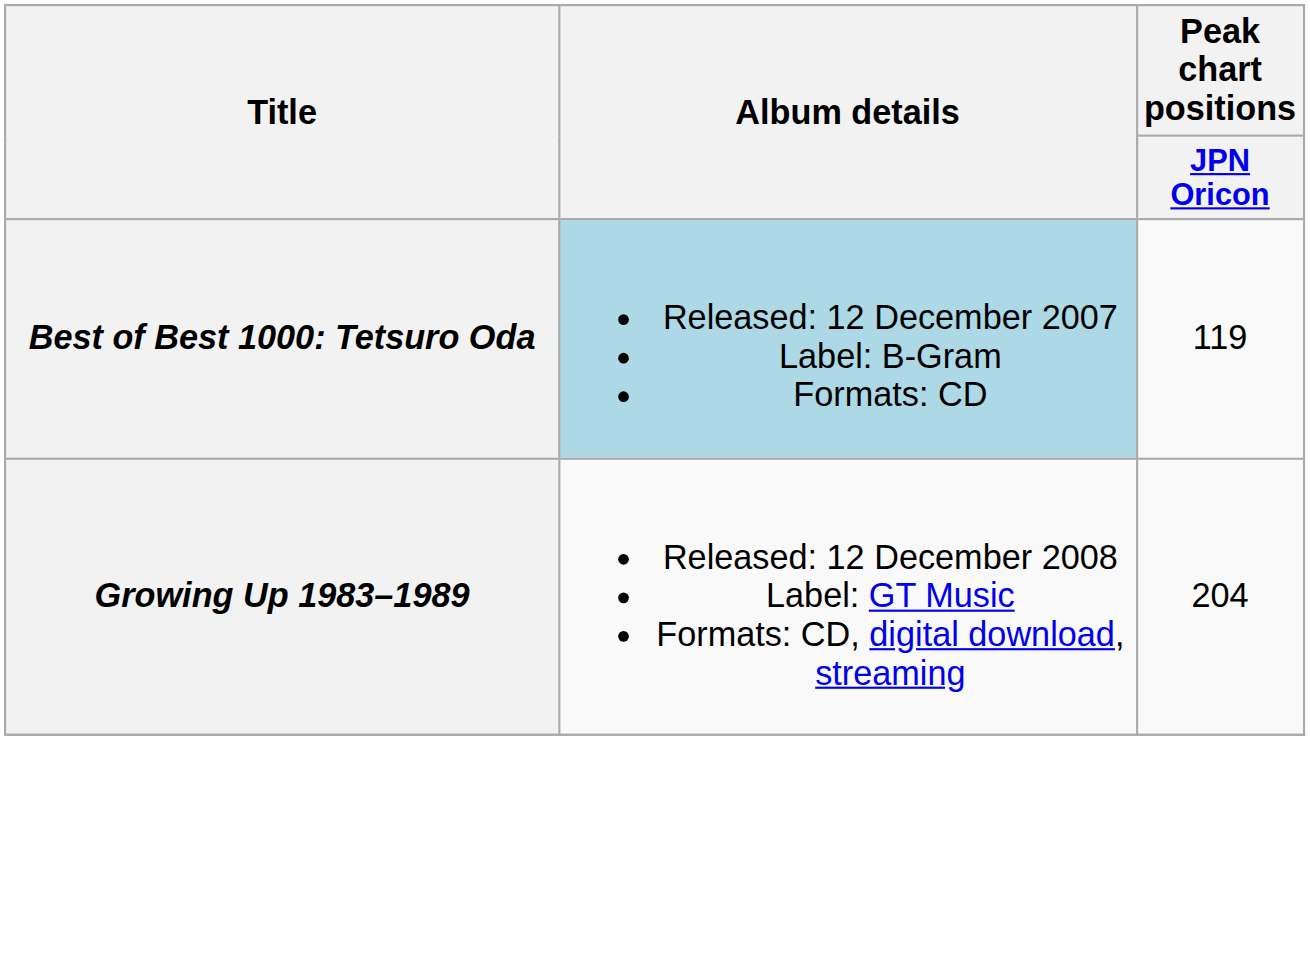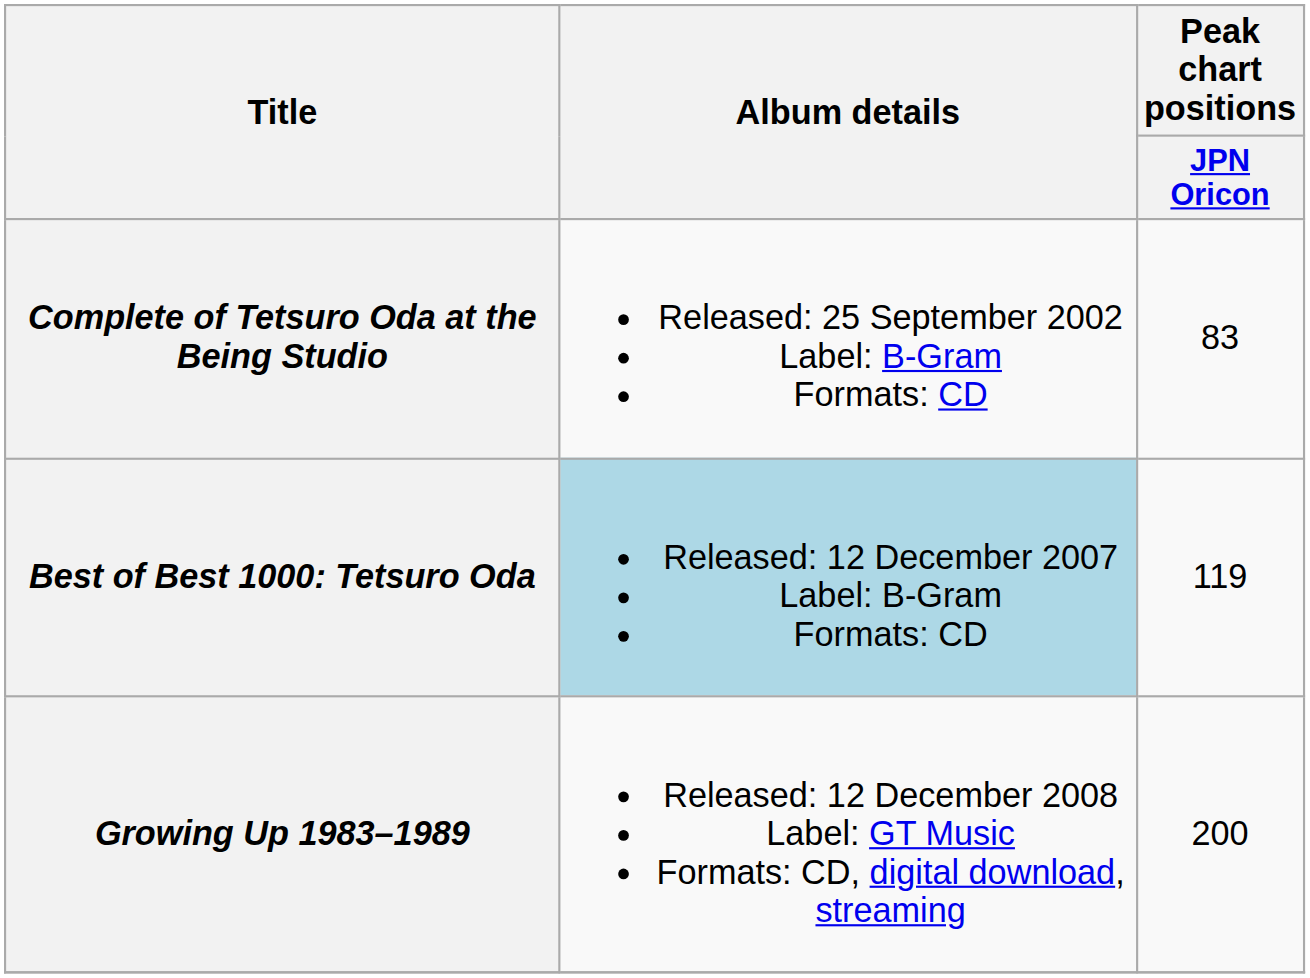+ row: (282, 337)
(1220, 595) 204 -> (1220, 833) 200
